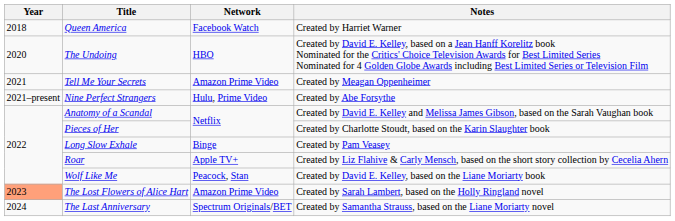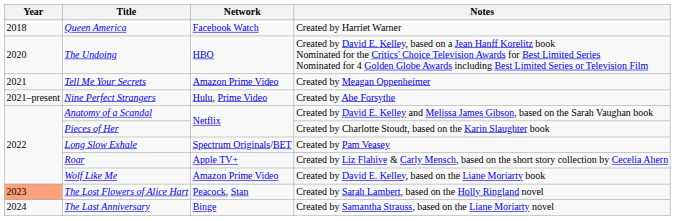(205, 144) Binge -> (242, 144) Spectrum Originals/BET
(221, 176) Peacock, Stan -> (236, 176) Amazon Prime Video
(236, 192) Amazon Prime Video -> (221, 192) Peacock, Stan
(242, 207) Spectrum Originals/BET -> (205, 207) Binge
